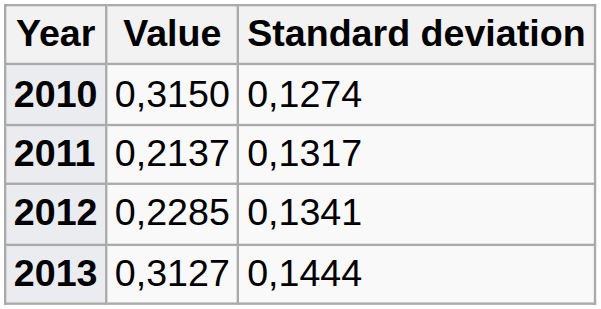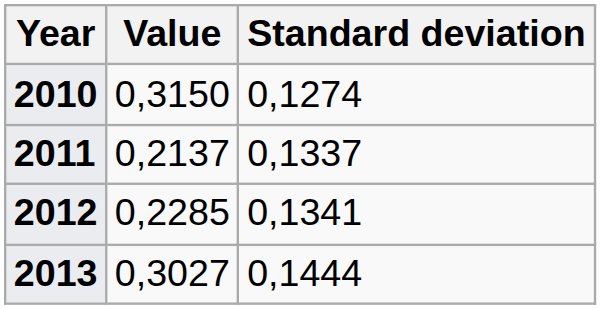(305, 153) 0,1317 -> (305, 153) 0,1337
(172, 272) 0,3127 -> (172, 272) 0,3027
